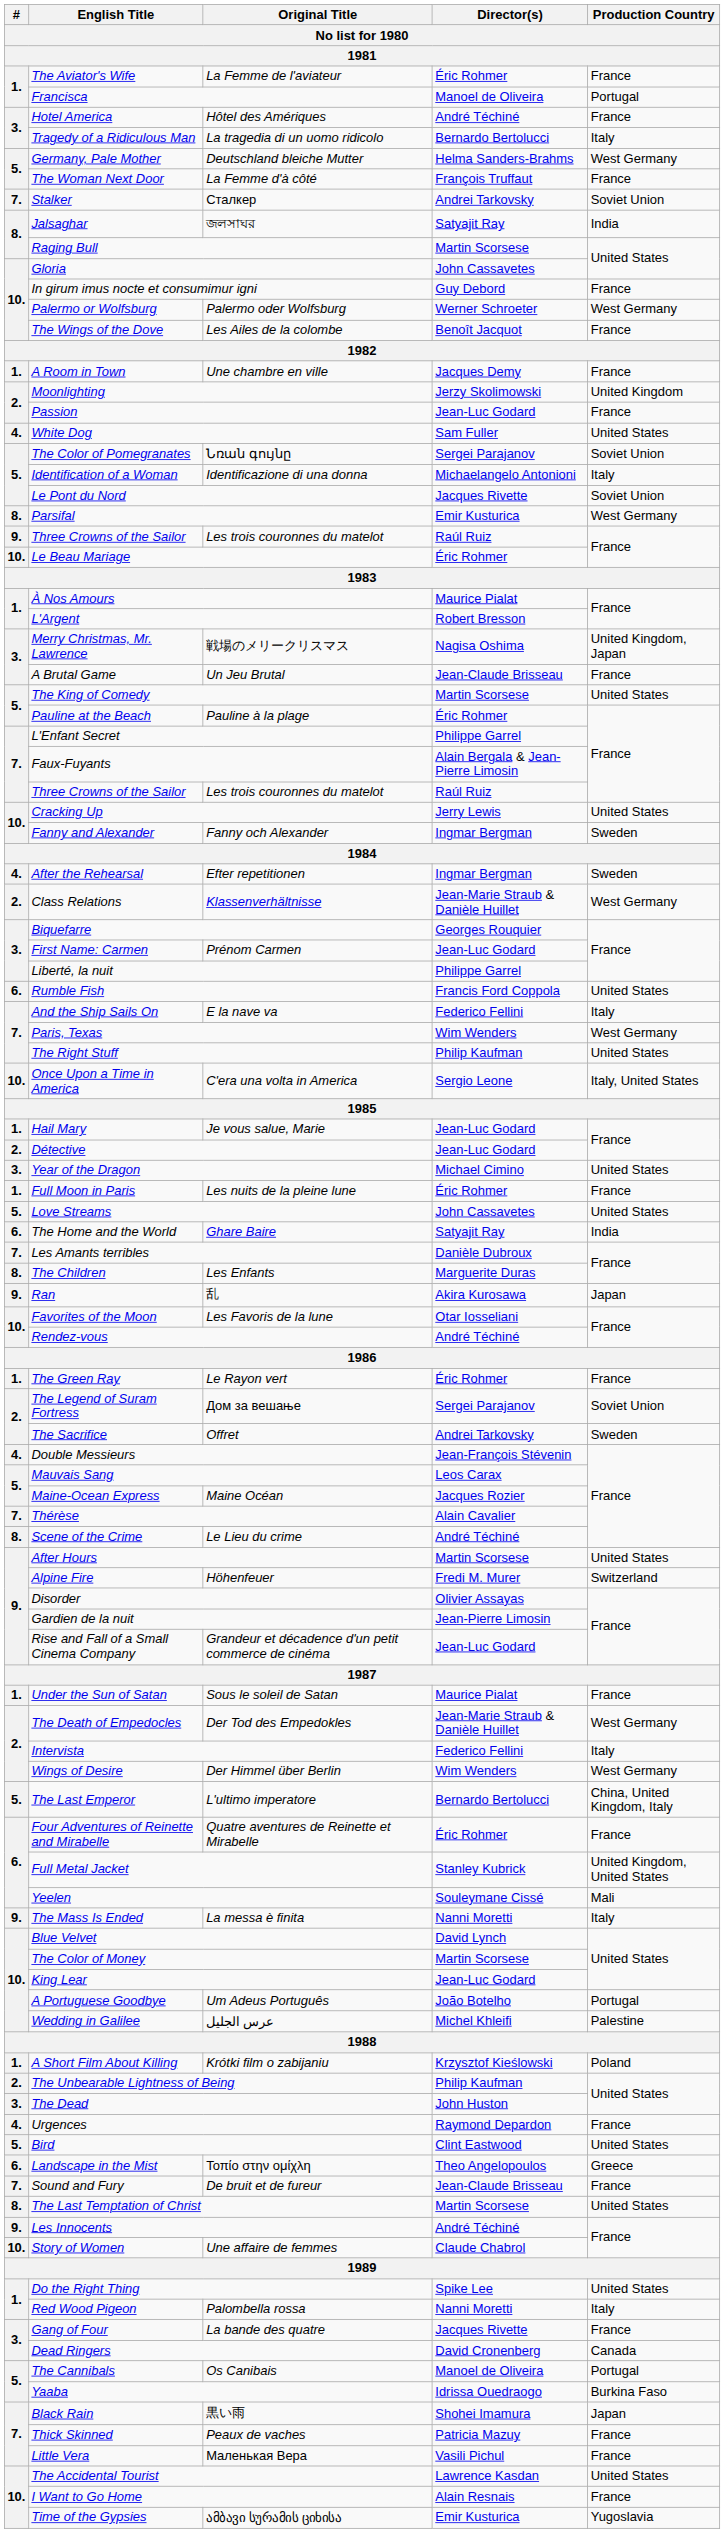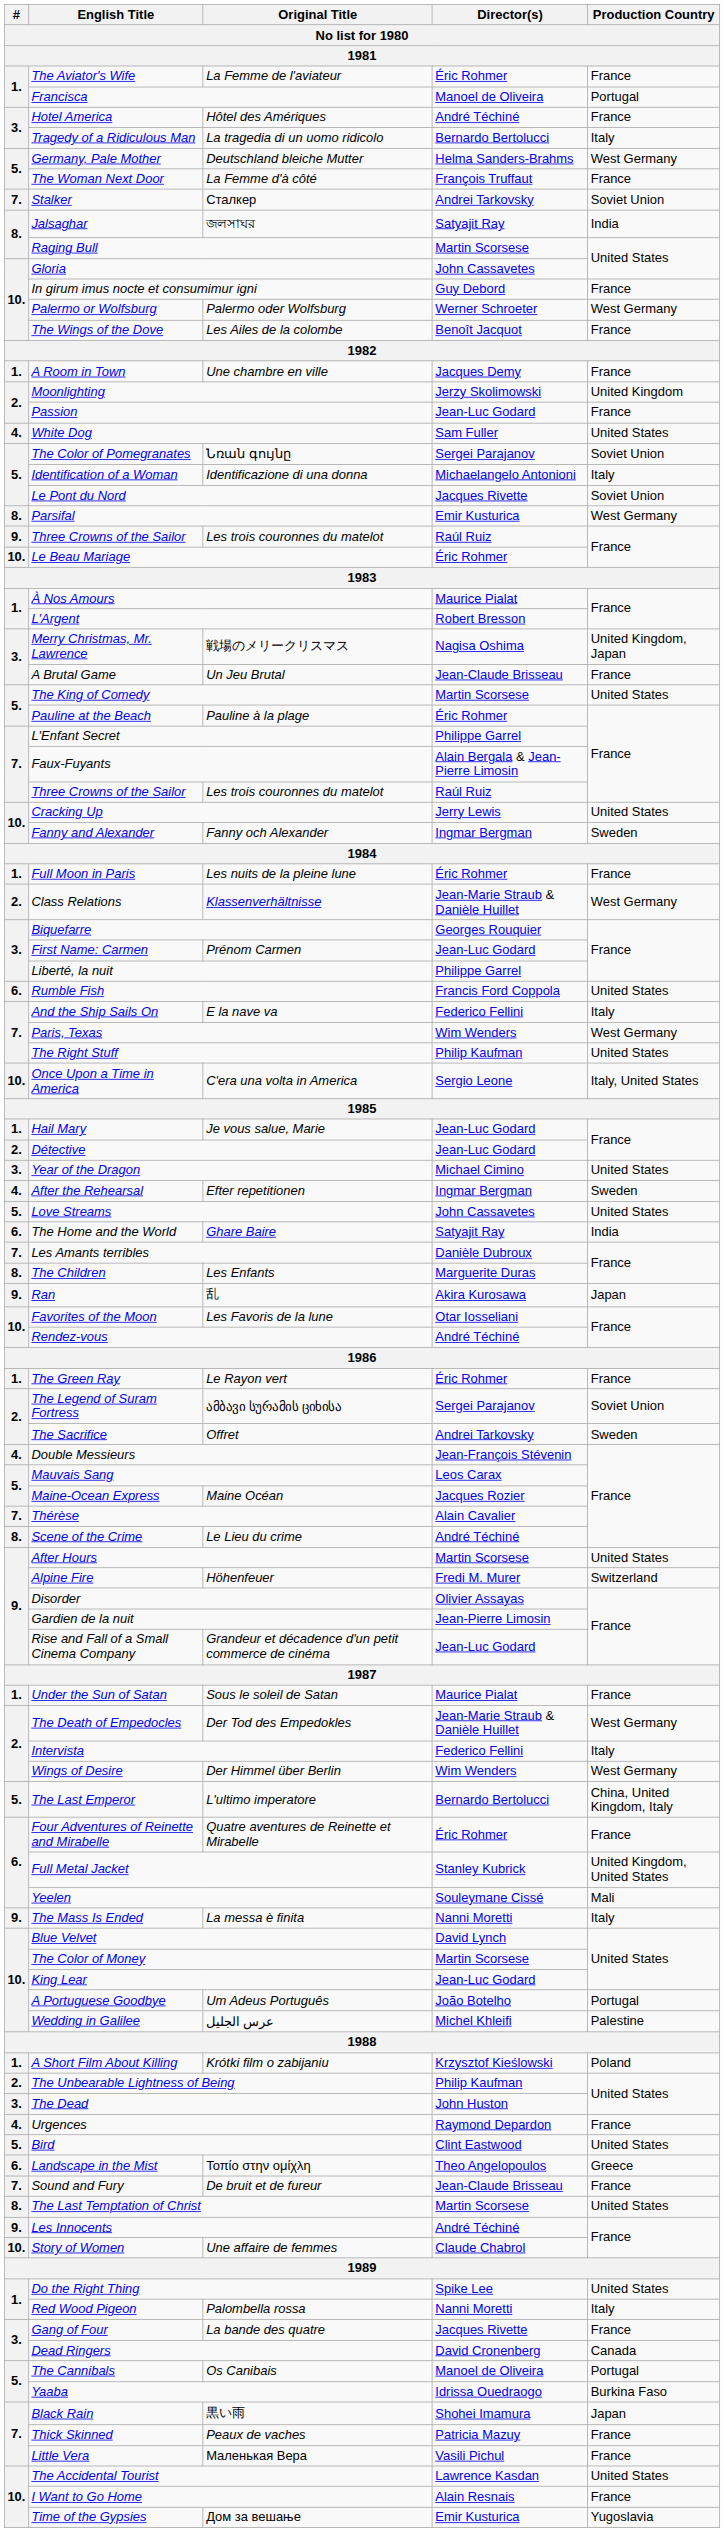rows swapped: (16, 1191) <-> (16, 874)
(253, 1406) Дом за вешање -> (274, 1406) ამბავი სურამის ციხისა
(274, 2518) ამბავი სურამის ციხისა -> (253, 2517) Дом за вешање
